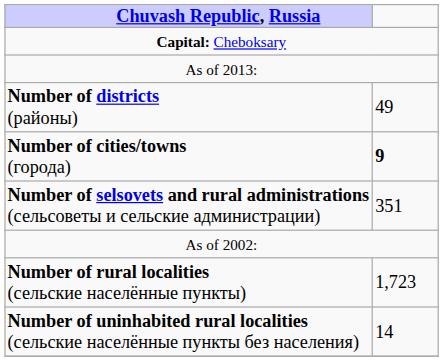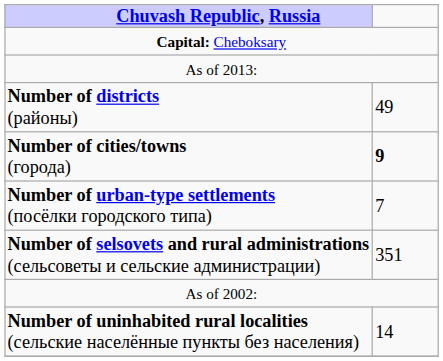+ row: (141, 205)
- row: (127, 282)
